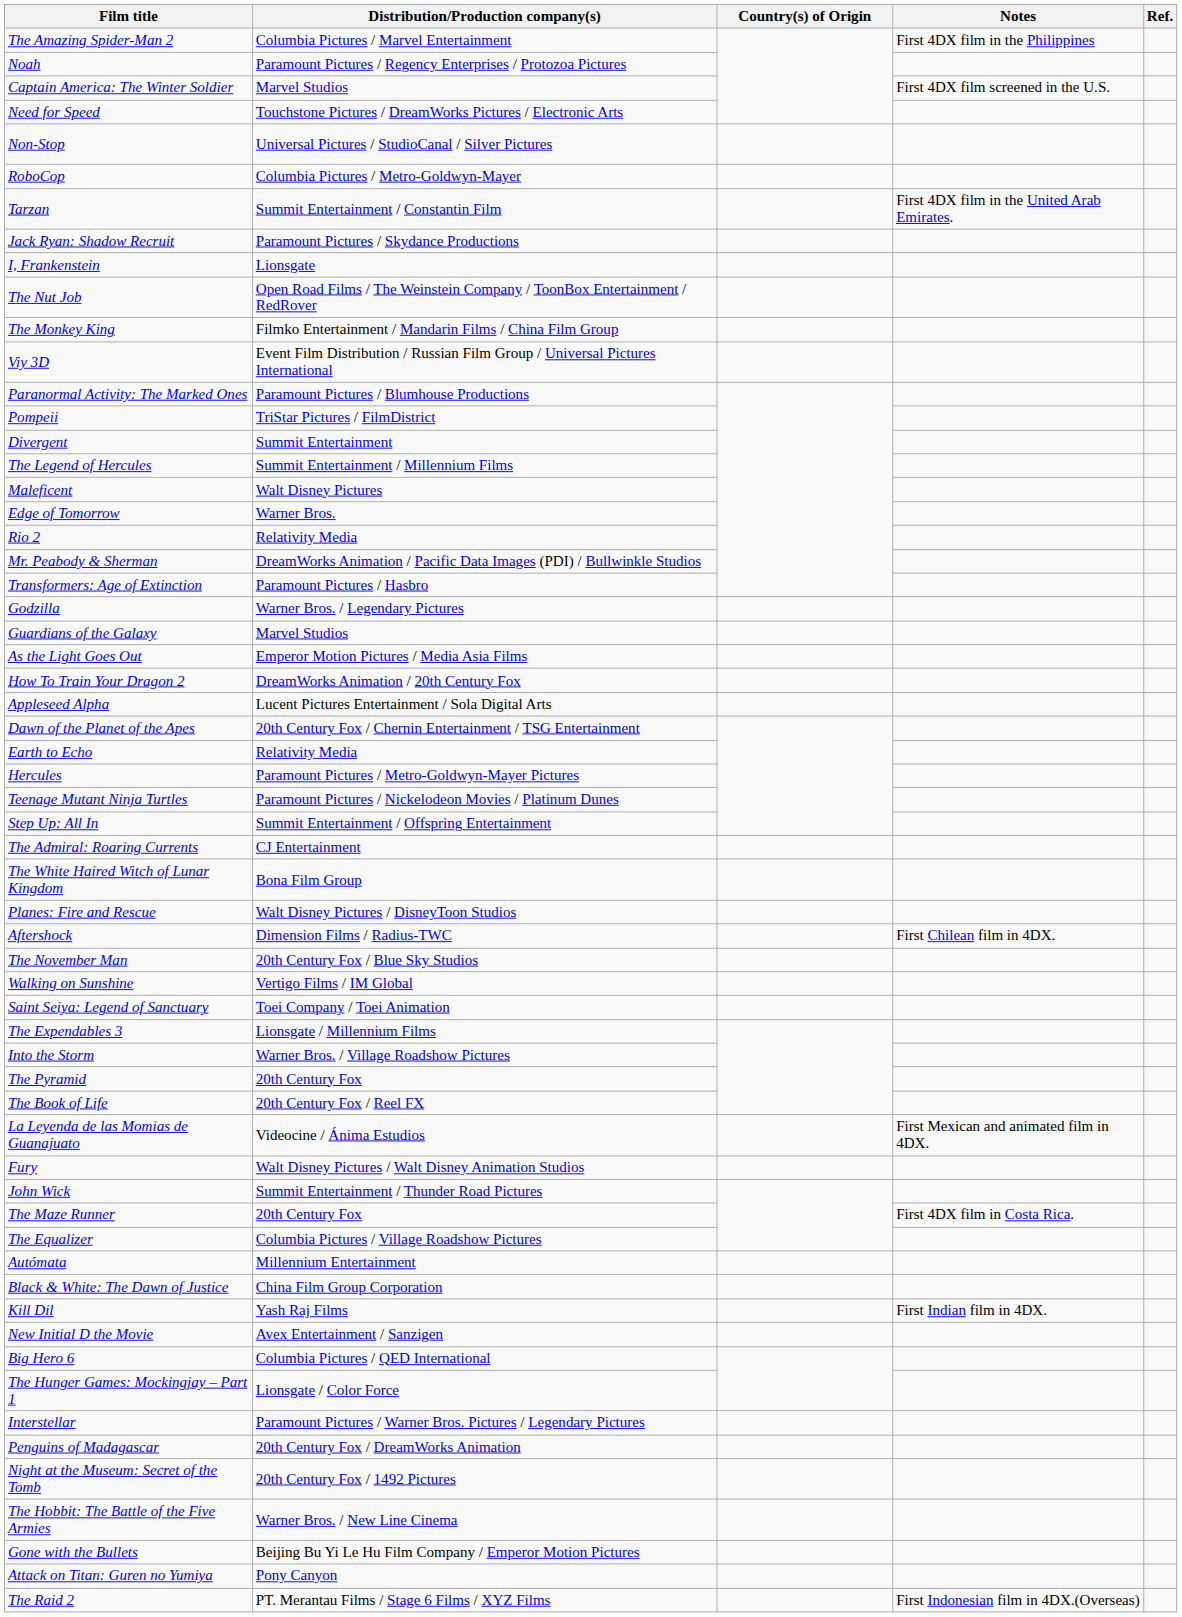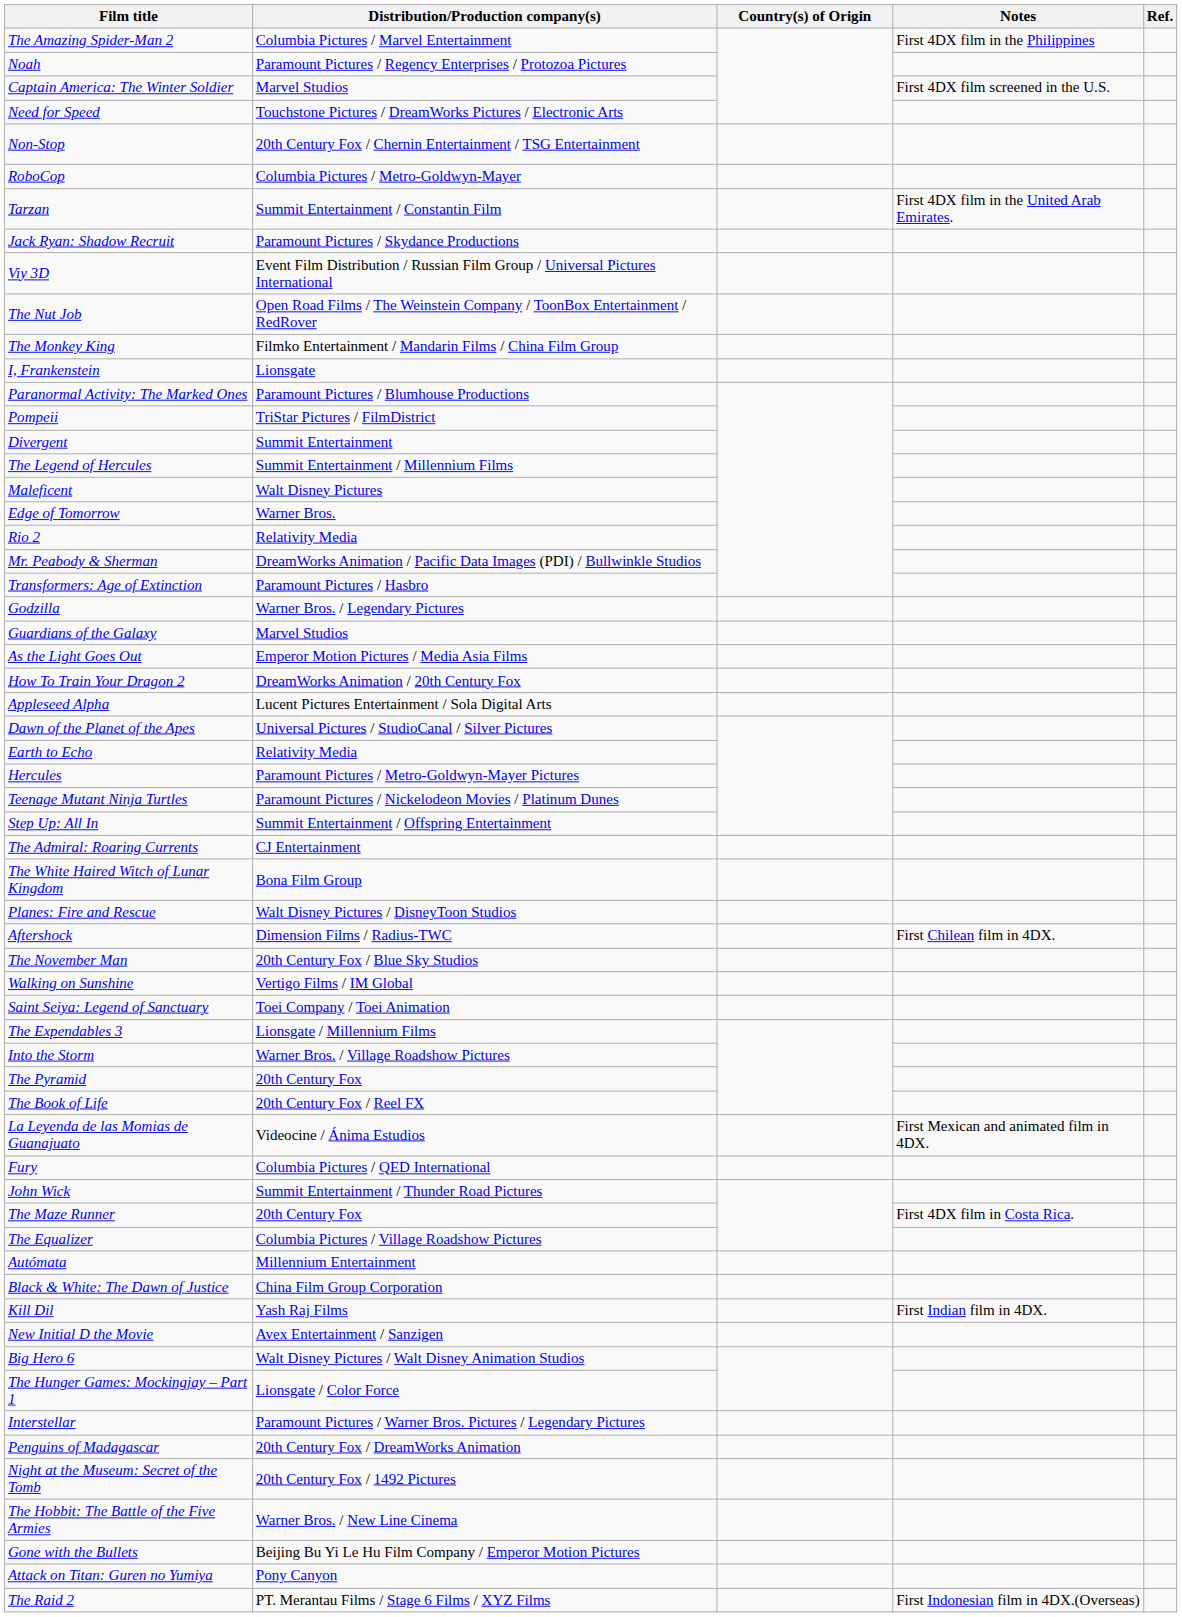(404, 144) Universal Pictures / StudioCanal / Silver Pictures -> (448, 144) 20th Century Fox / Chernin Entertainment / TSG Entertainment
rows swapped: (54, 264) <-> (28, 361)
(448, 728) 20th Century Fox / Chernin Entertainment / TSG Entertainment -> (404, 728) Universal Pictures / StudioCanal / Silver Pictures
(420, 1167) Walt Disney Pictures / Walt Disney Animation Studios -> (373, 1167) Columbia Pictures / QED International
(373, 1358) Columbia Pictures / QED International -> (420, 1358) Walt Disney Pictures / Walt Disney Animation Studios
